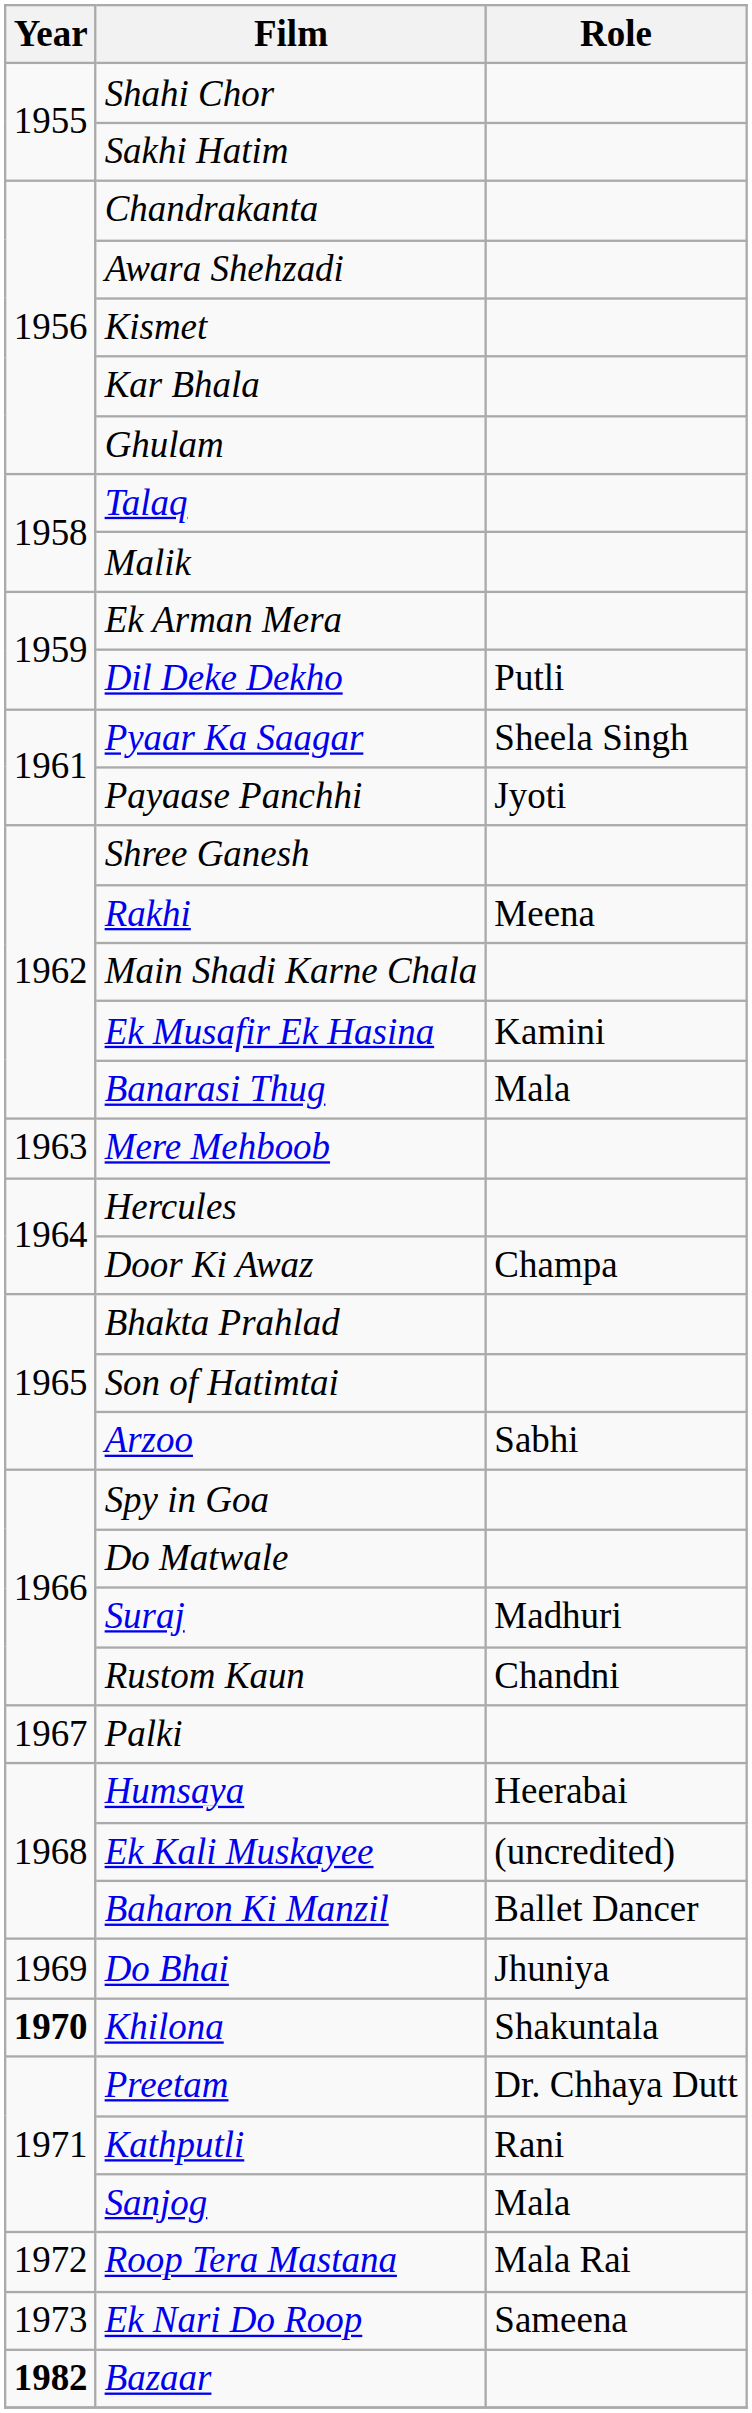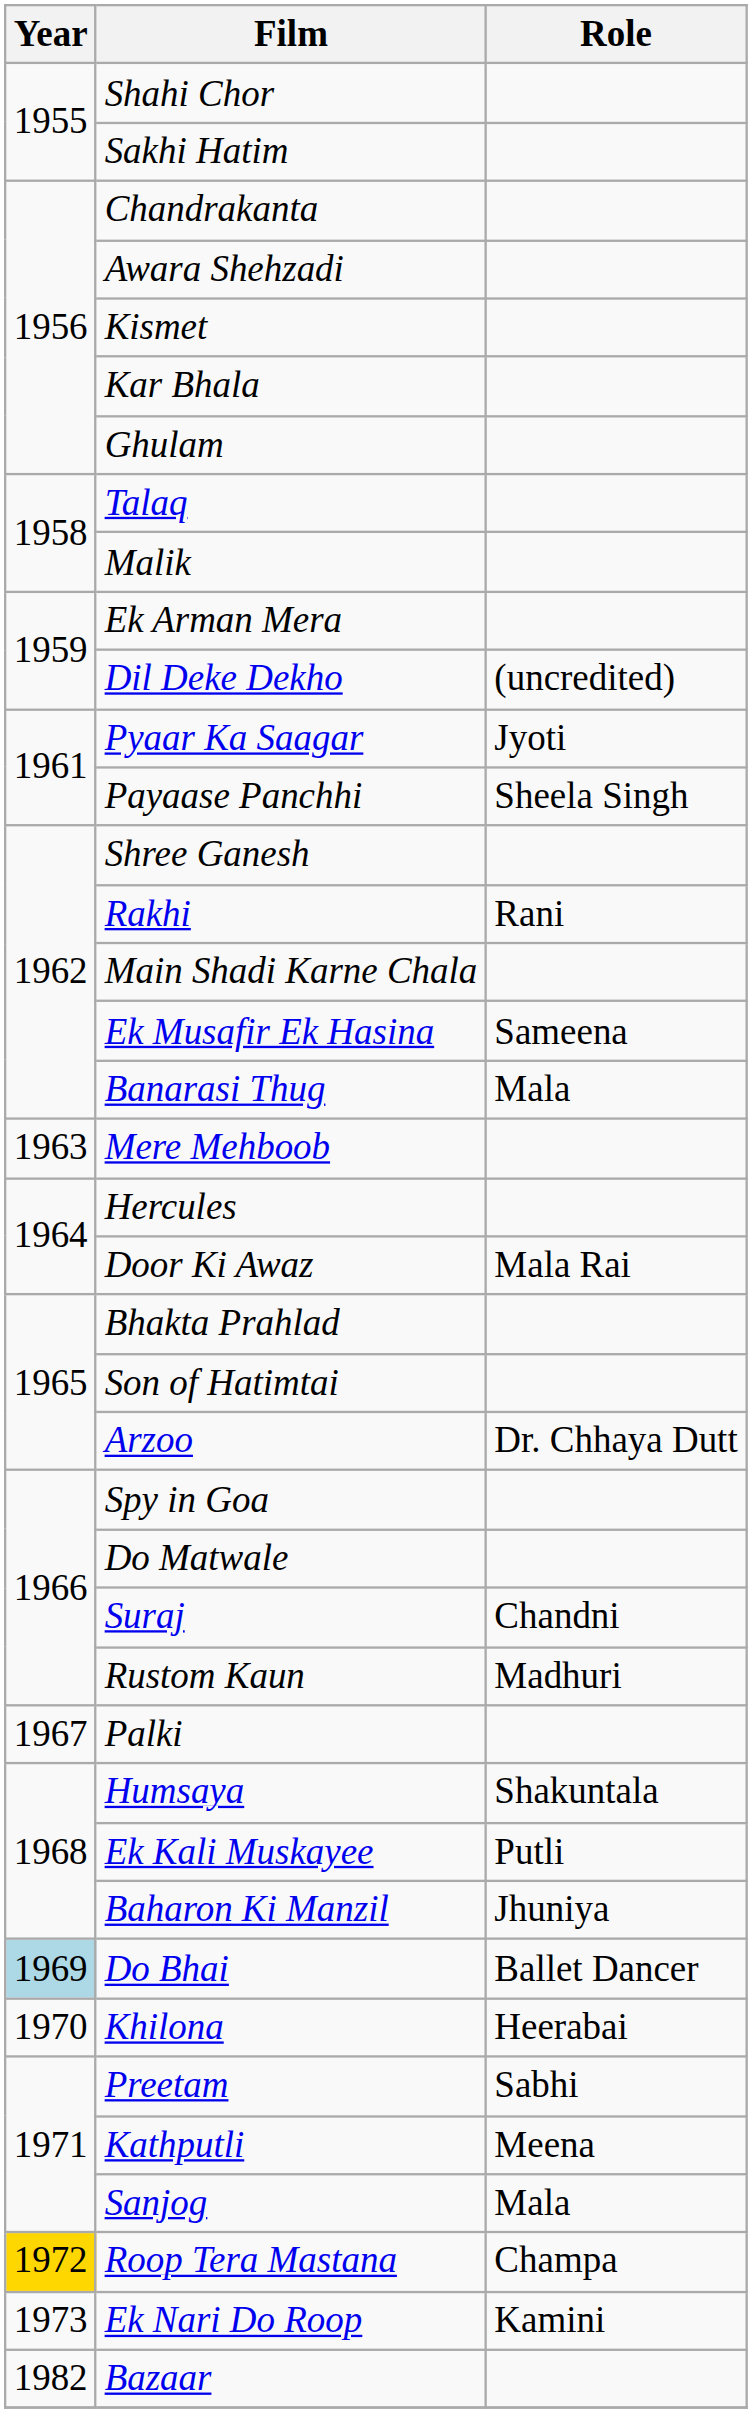(529, 678) Putli -> (585, 678) (uncredited)
(591, 737) Sheela Singh -> (530, 737) Jyoti
(530, 795) Jyoti -> (591, 795) Sheela Singh
(545, 913) Meena -> (529, 913) Rani
(550, 1030) Kamini -> (561, 1030) Sameena
(556, 1264) Champa -> (563, 1264) Mala Rai
(536, 1440) Sabhi -> (616, 1440) Dr. Chhaya Dutt
(558, 1616) Madhuri -> (557, 1616) Chandni
(557, 1675) Chandni -> (558, 1675) Madhuri
(561, 1792) Heerabai -> (576, 1792) Shakuntala
(585, 1850) (uncredited) -> (529, 1850) Putli
(596, 1909) Ballet Dancer -> (552, 1909) Jhuniya
(51, 1968) no background -> (51, 1968) lightblue background
(552, 1968) Jhuniya -> (596, 1968) Ballet Dancer
(51, 2026) bold -> (51, 2026) normal
(576, 2026) Shakuntala -> (561, 2026) Heerabai
(616, 2085) Dr. Chhaya Dutt -> (536, 2085) Sabhi
(529, 2143) Rani -> (545, 2143) Meena
(51, 2261) no background -> (51, 2261) gold background
(563, 2261) Mala Rai -> (556, 2261) Champa
(561, 2319) Sameena -> (550, 2319) Kamini
(51, 2378) bold -> (51, 2378) normal
